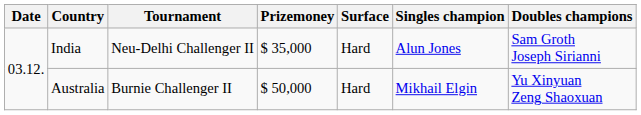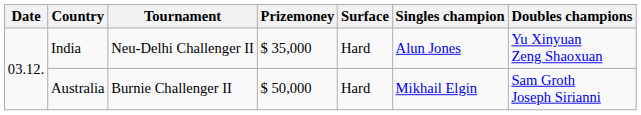(556, 47) Sam Groth Joseph Sirianni -> (557, 47) Yu Xinyuan Zeng Shaoxuan
(557, 88) Yu Xinyuan Zeng Shaoxuan -> (556, 88) Sam Groth Joseph Sirianni
